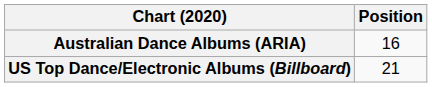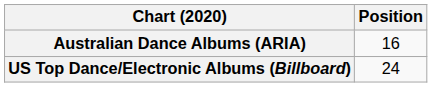(391, 69) 21 -> (391, 69) 24
